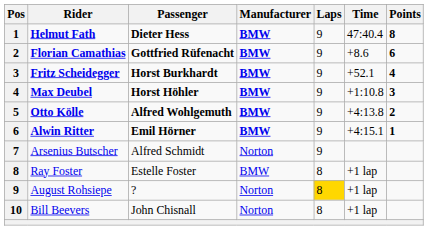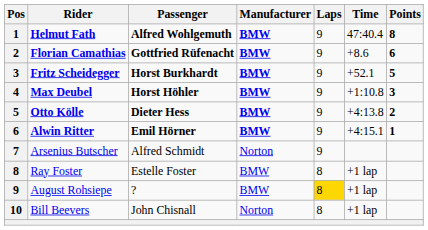(160, 34) Dieter Hess -> (181, 34) Alfred Wohlgemuth
(392, 73) 4 -> (392, 73) 5
(181, 112) Alfred Wohlgemuth -> (160, 112) Dieter Hess
(256, 190) Norton -> (254, 190) BMW
